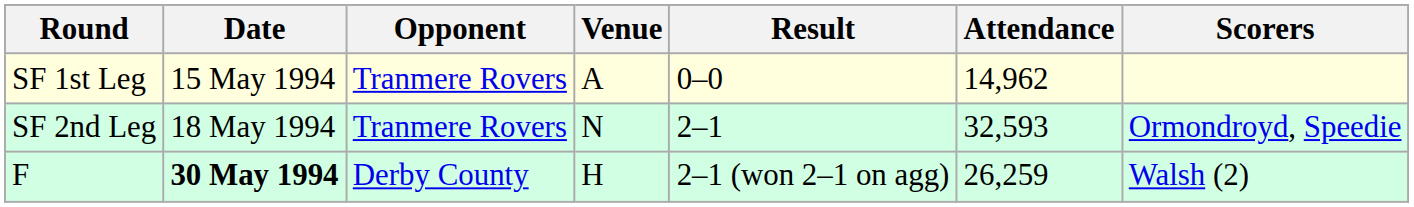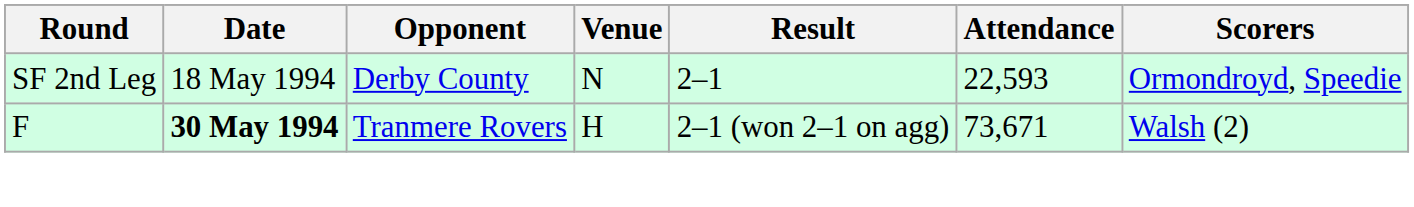- row: (79, 77)
(460, 126) Tranmere Rovers -> (441, 77) Derby County
(1006, 126) 32,593 -> (1006, 77) 22,593
(441, 175) Derby County -> (460, 126) Tranmere Rovers
(1006, 175) 26,259 -> (1006, 126) 73,671
